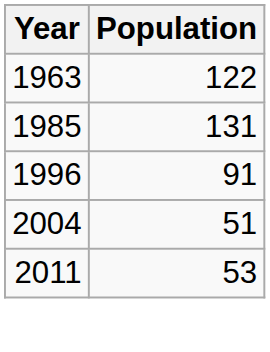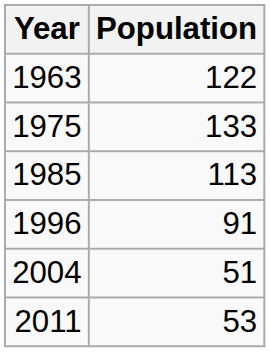+ row: (47, 126)
(231, 126) 131 -> (232, 175) 113
